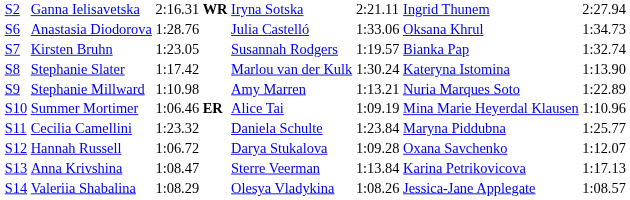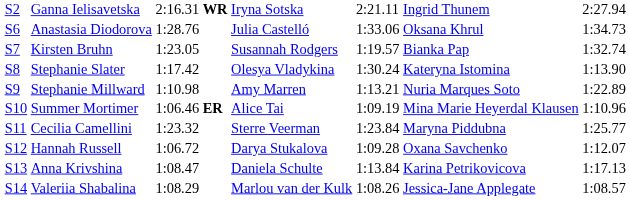(292, 69) Marlou van der Kulk -> (283, 69) Olesya Vladykina
(277, 128) Daniela Schulte -> (276, 128) Sterre Veerman
(276, 168) Sterre Veerman -> (277, 168) Daniela Schulte
(283, 188) Olesya Vladykina -> (292, 188) Marlou van der Kulk
